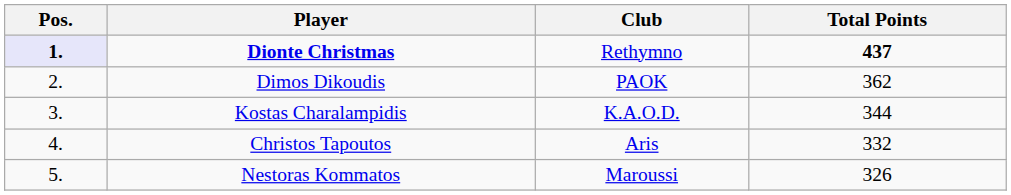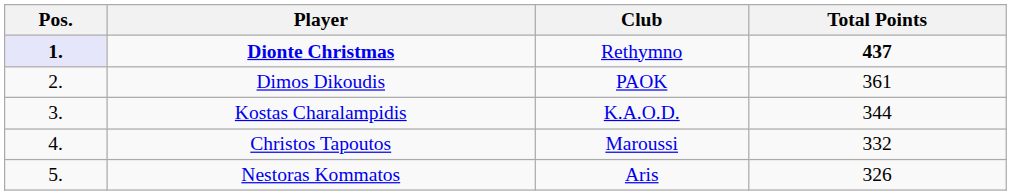(877, 81) 362 -> (877, 81) 361
(642, 143) Aris -> (642, 143) Maroussi
(642, 174) Maroussi -> (642, 174) Aris
